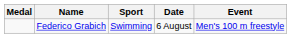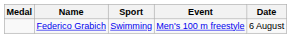columns swapped: (240, 12) <-> (174, 12)
